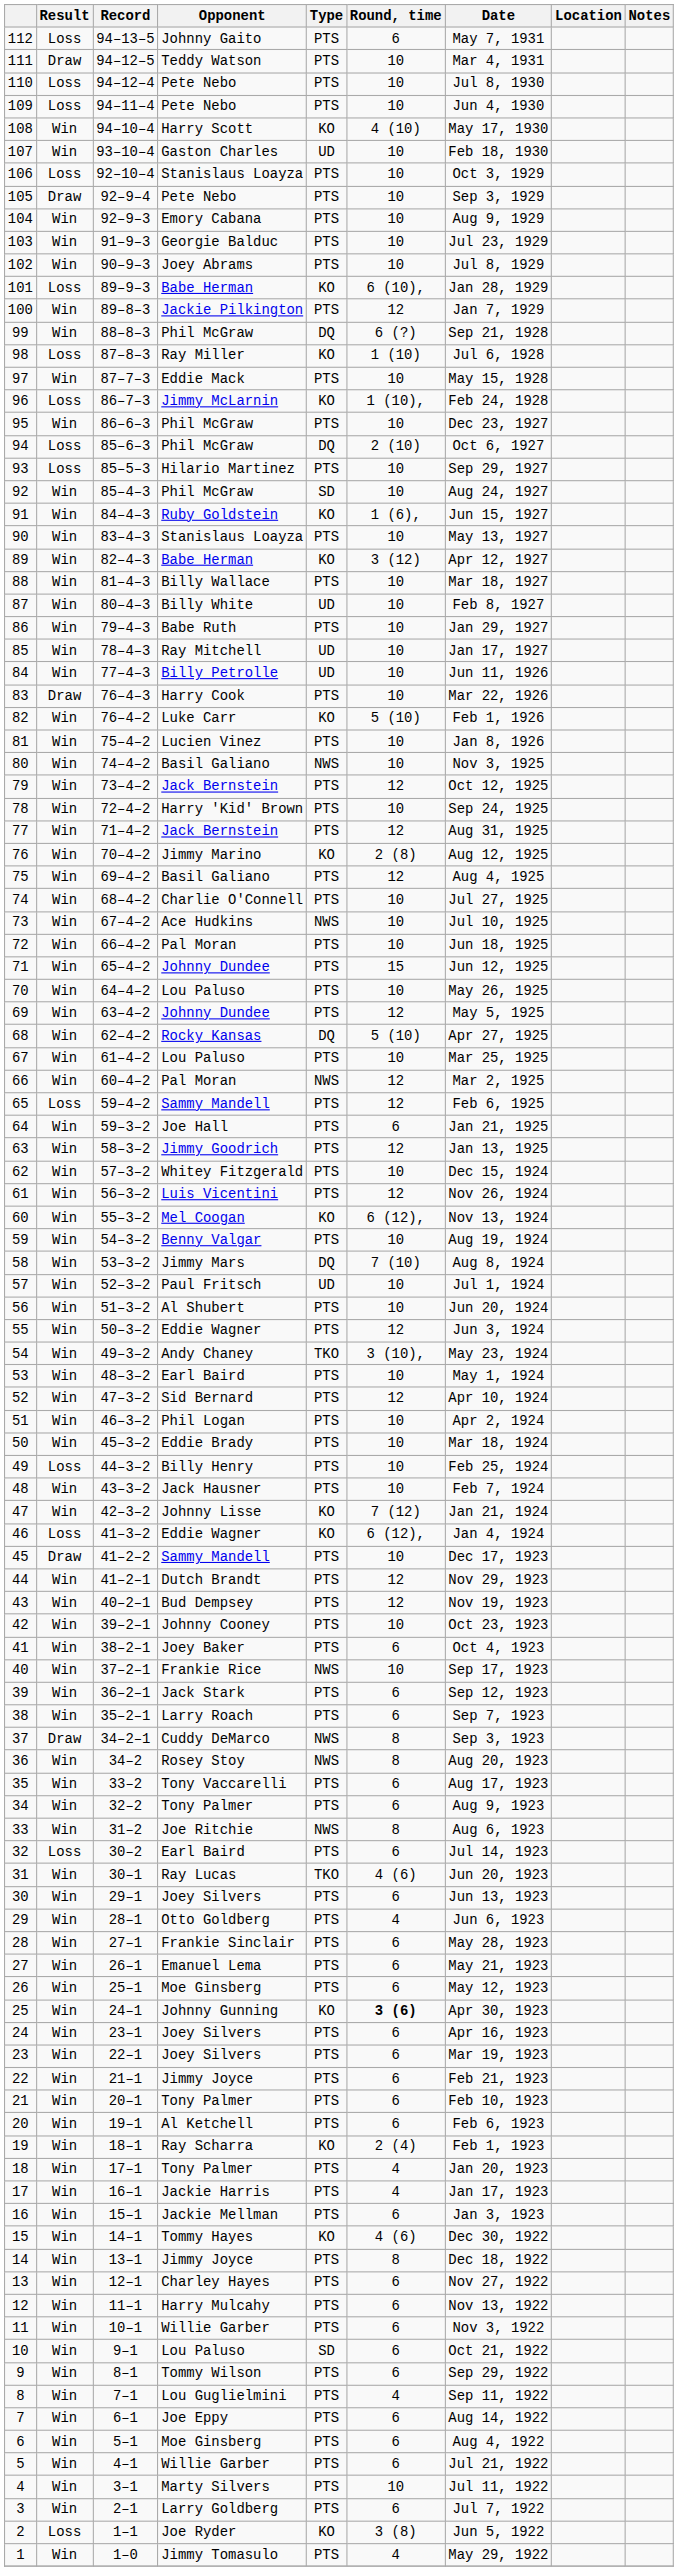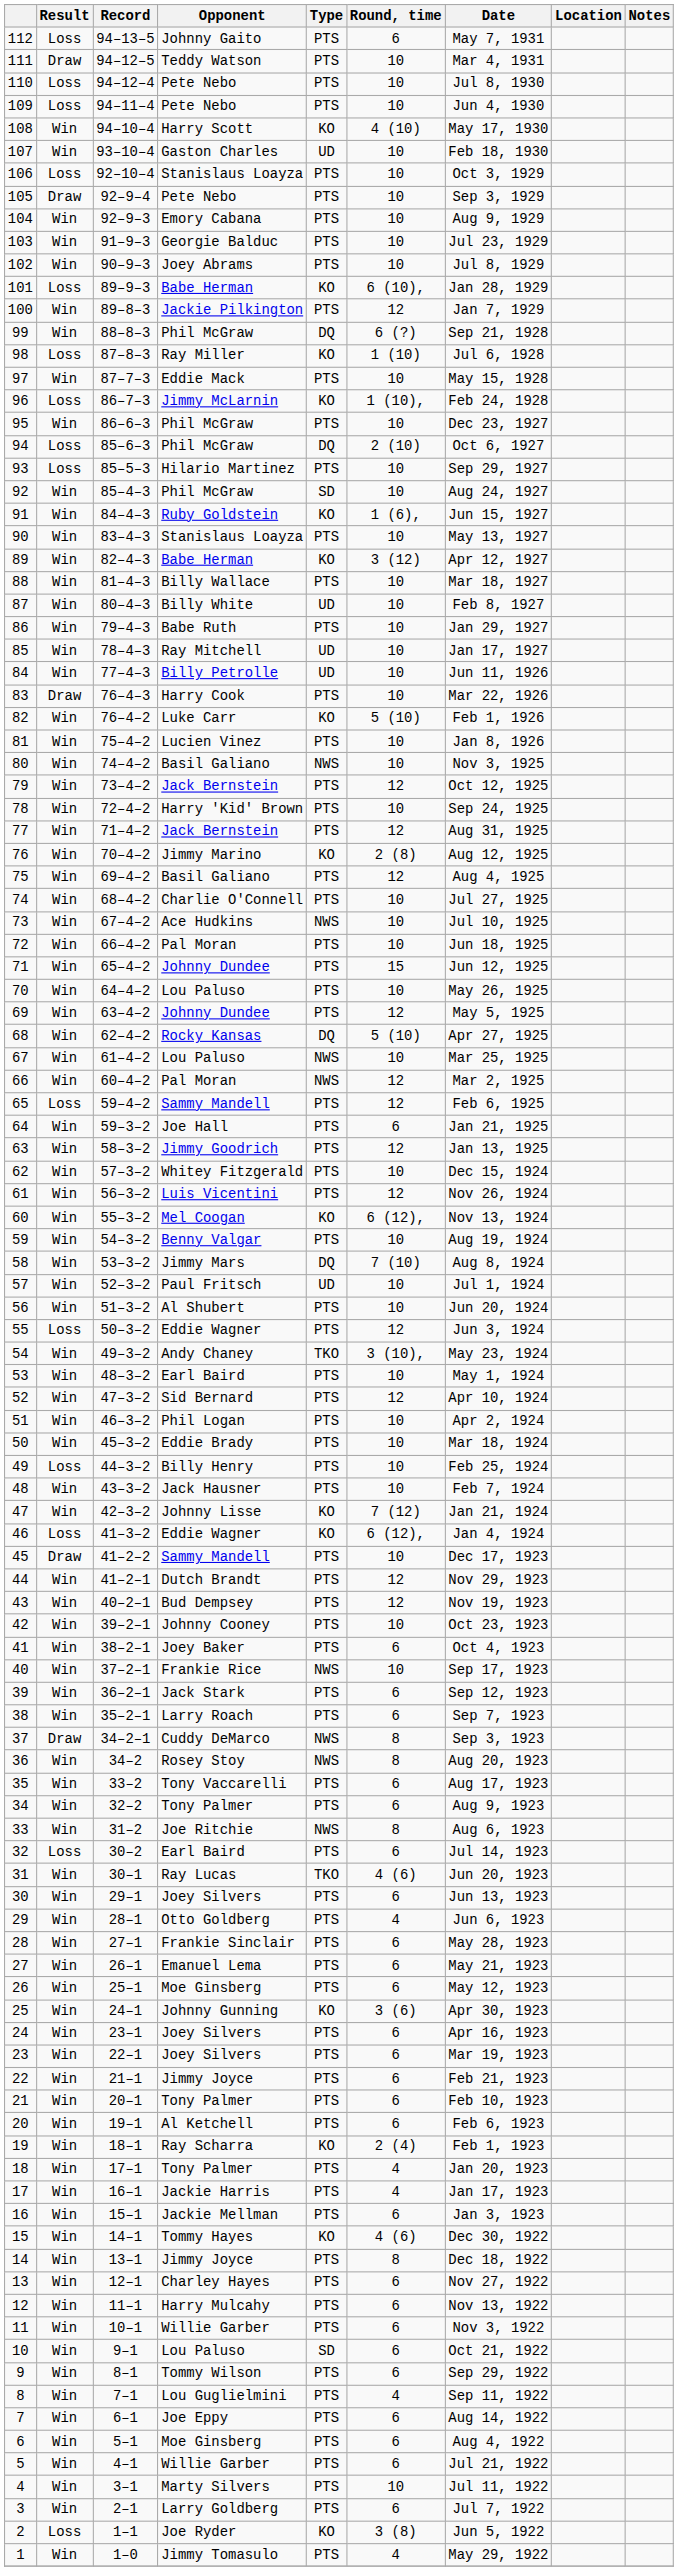(327, 1059) PTS -> (327, 1059) NWS
(65, 1331) Win -> (65, 1331) Loss
(396, 2011) bold -> (396, 2011) normal
